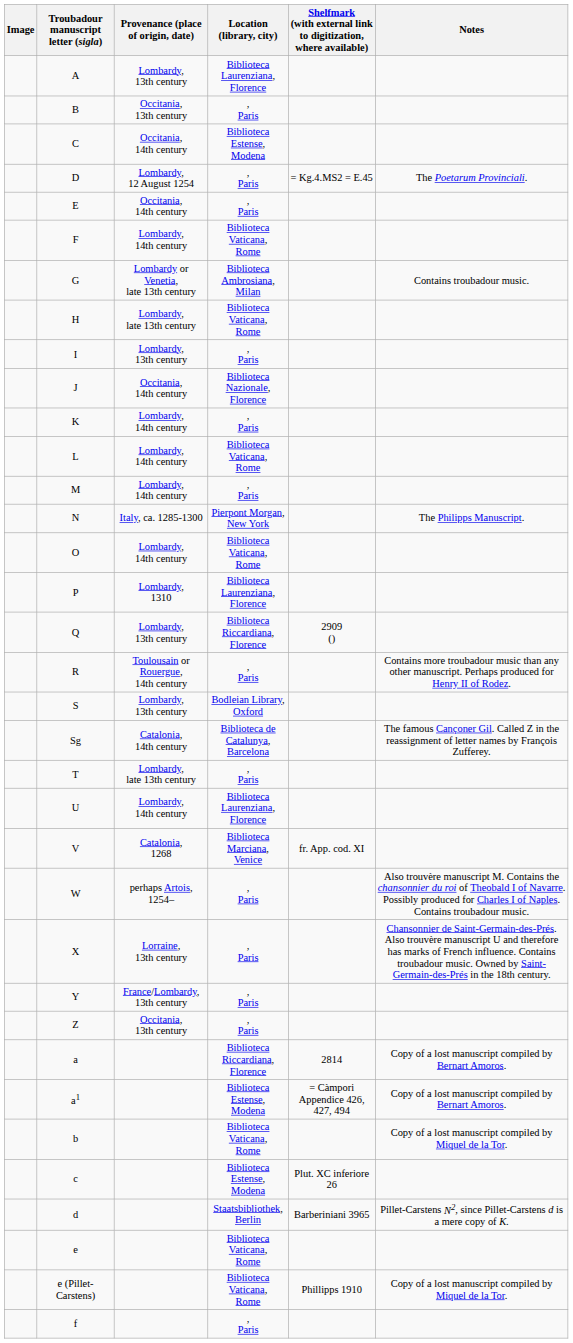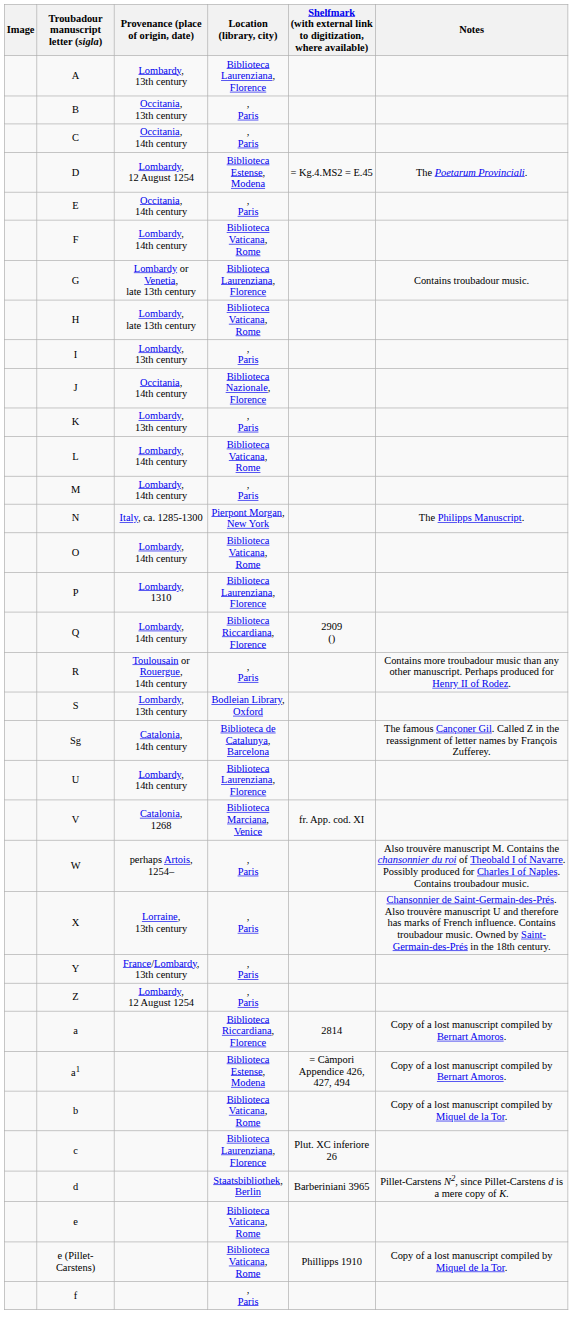(248, 144) Biblioteca Estense, Modena -> (248, 138) , Paris
(248, 178) , Paris -> (248, 172) Biblioteca Estense, Modena
(248, 280) Biblioteca Ambrosiana, Milan -> (248, 280) Biblioteca Laurenziana, Florence
(161, 422) Lombardy, 14th century -> (161, 422) Lombardy, 13th century
(161, 632) Lombardy, 13th century -> (161, 632) Lombardy, 14th century
- row: (76, 774)
(161, 1025) Occitania, 13th century -> (161, 997) Lombardy, 12 August 1254
(248, 1179) Biblioteca Estense, Modena -> (248, 1151) Biblioteca Laurenziana, Florence
